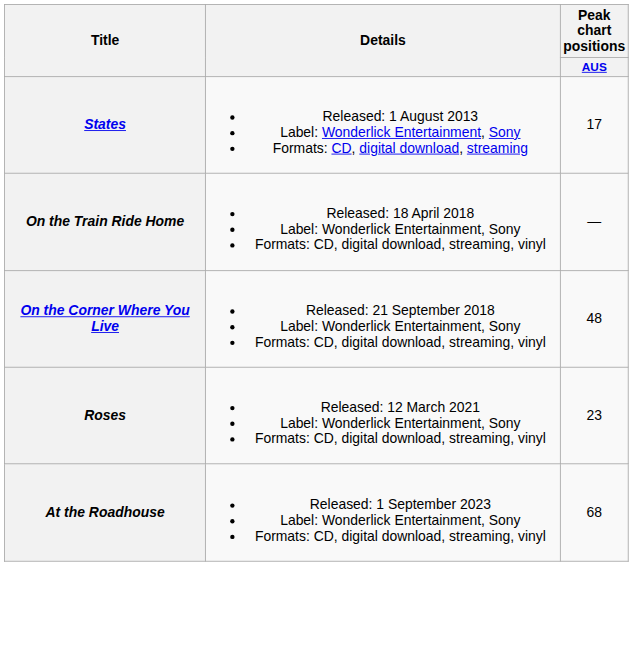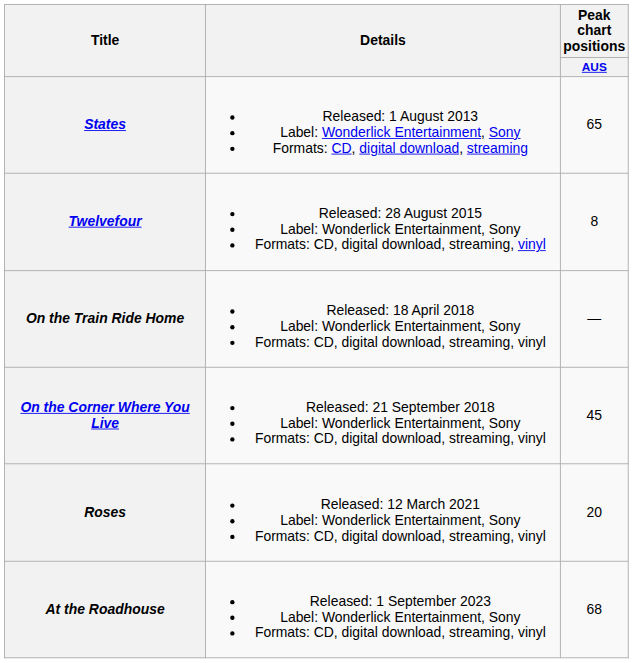(594, 124) 17 -> (594, 124) 65
+ row: (105, 221)
(594, 318) 48 -> (594, 415) 45
(594, 415) 23 -> (594, 512) 20
